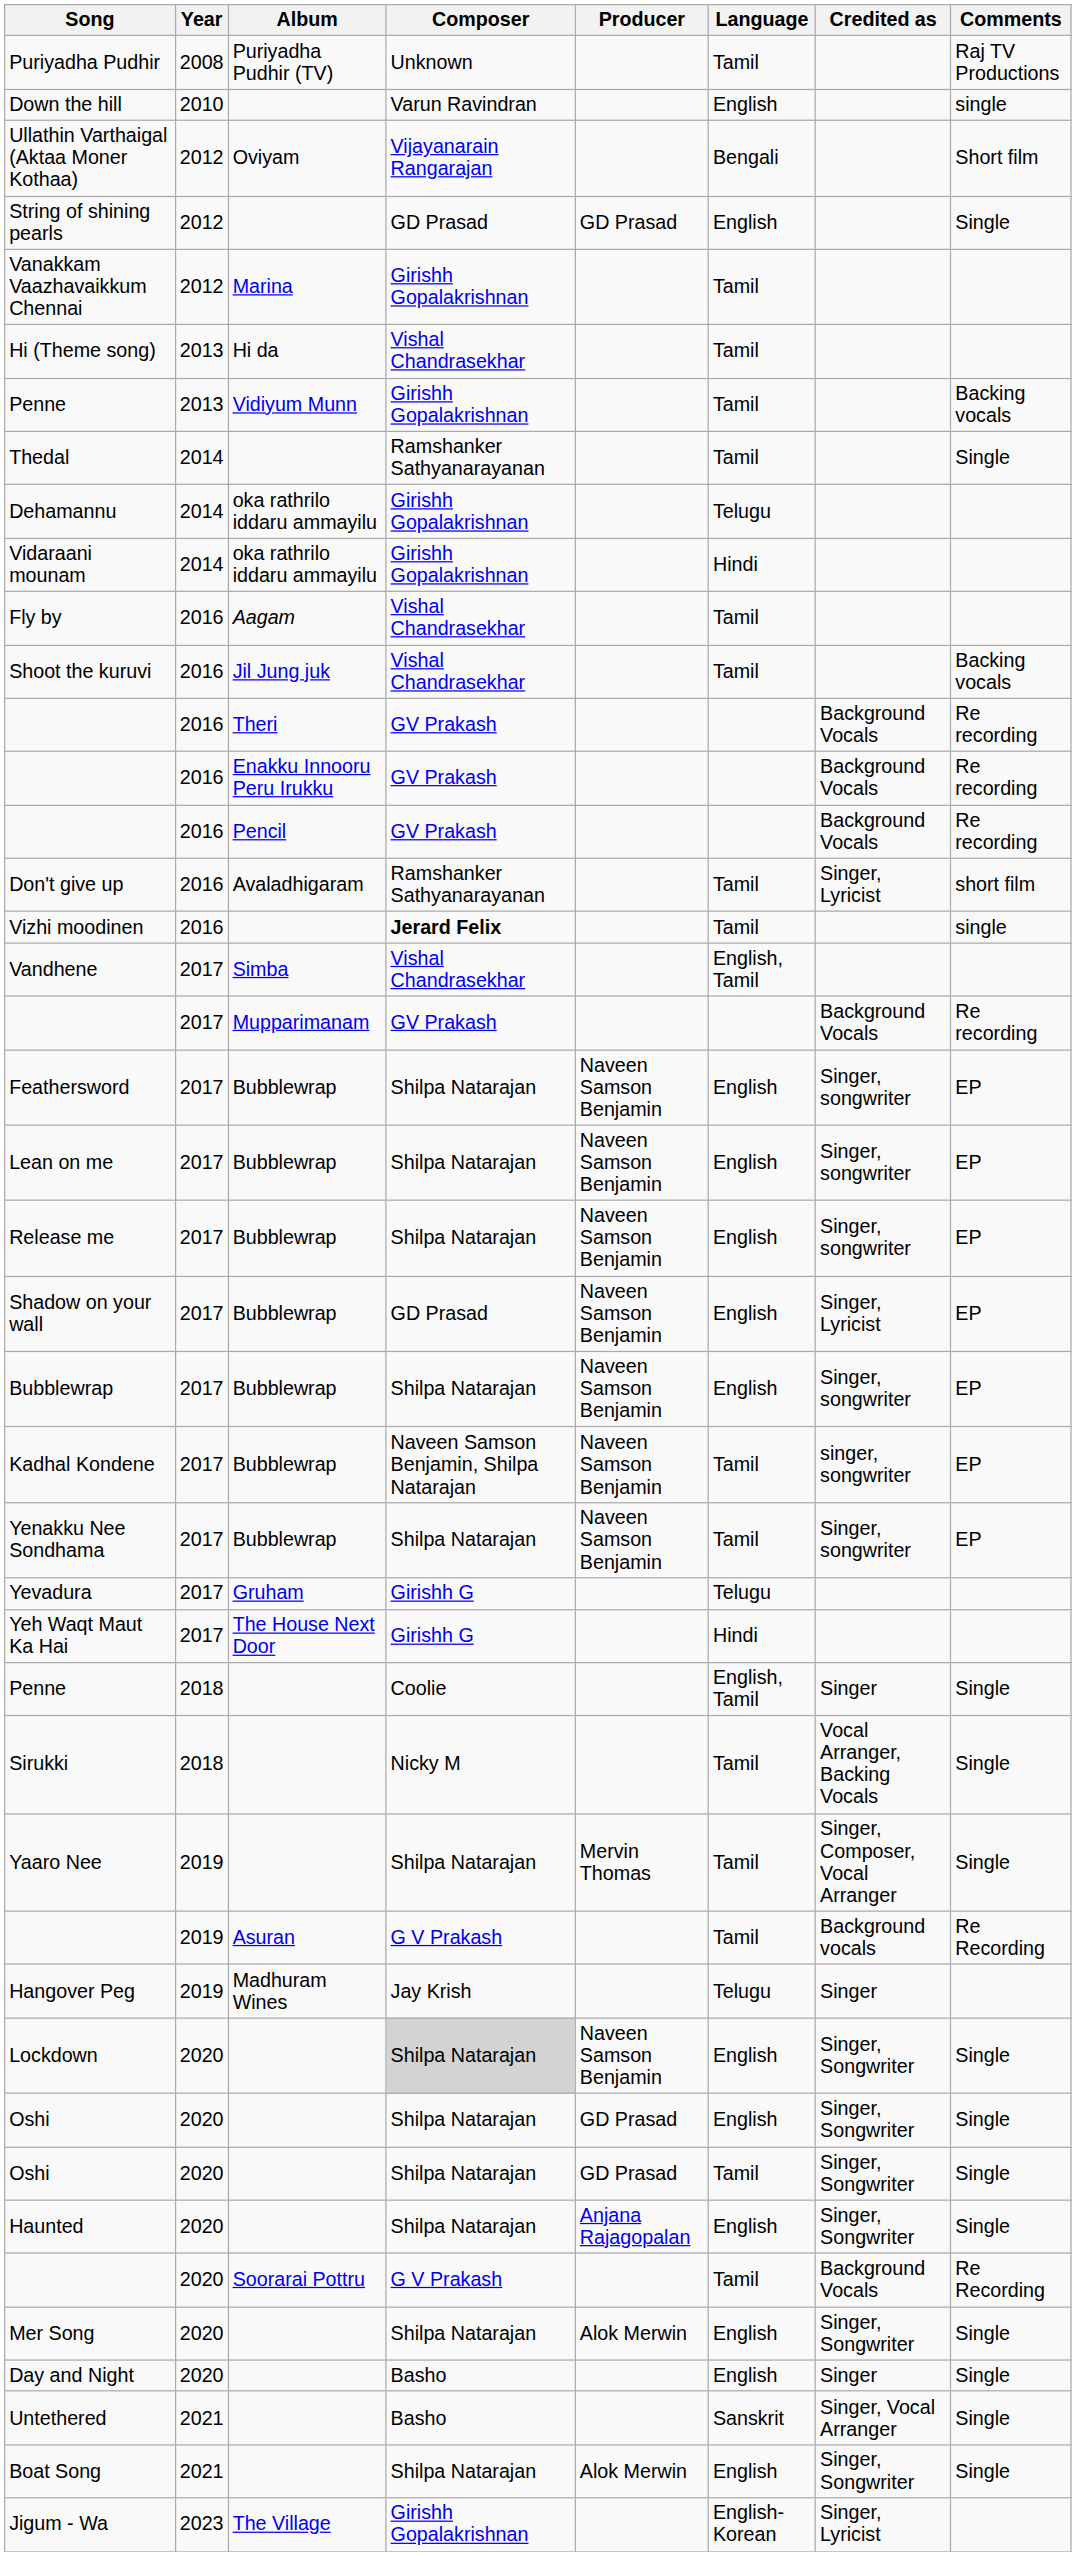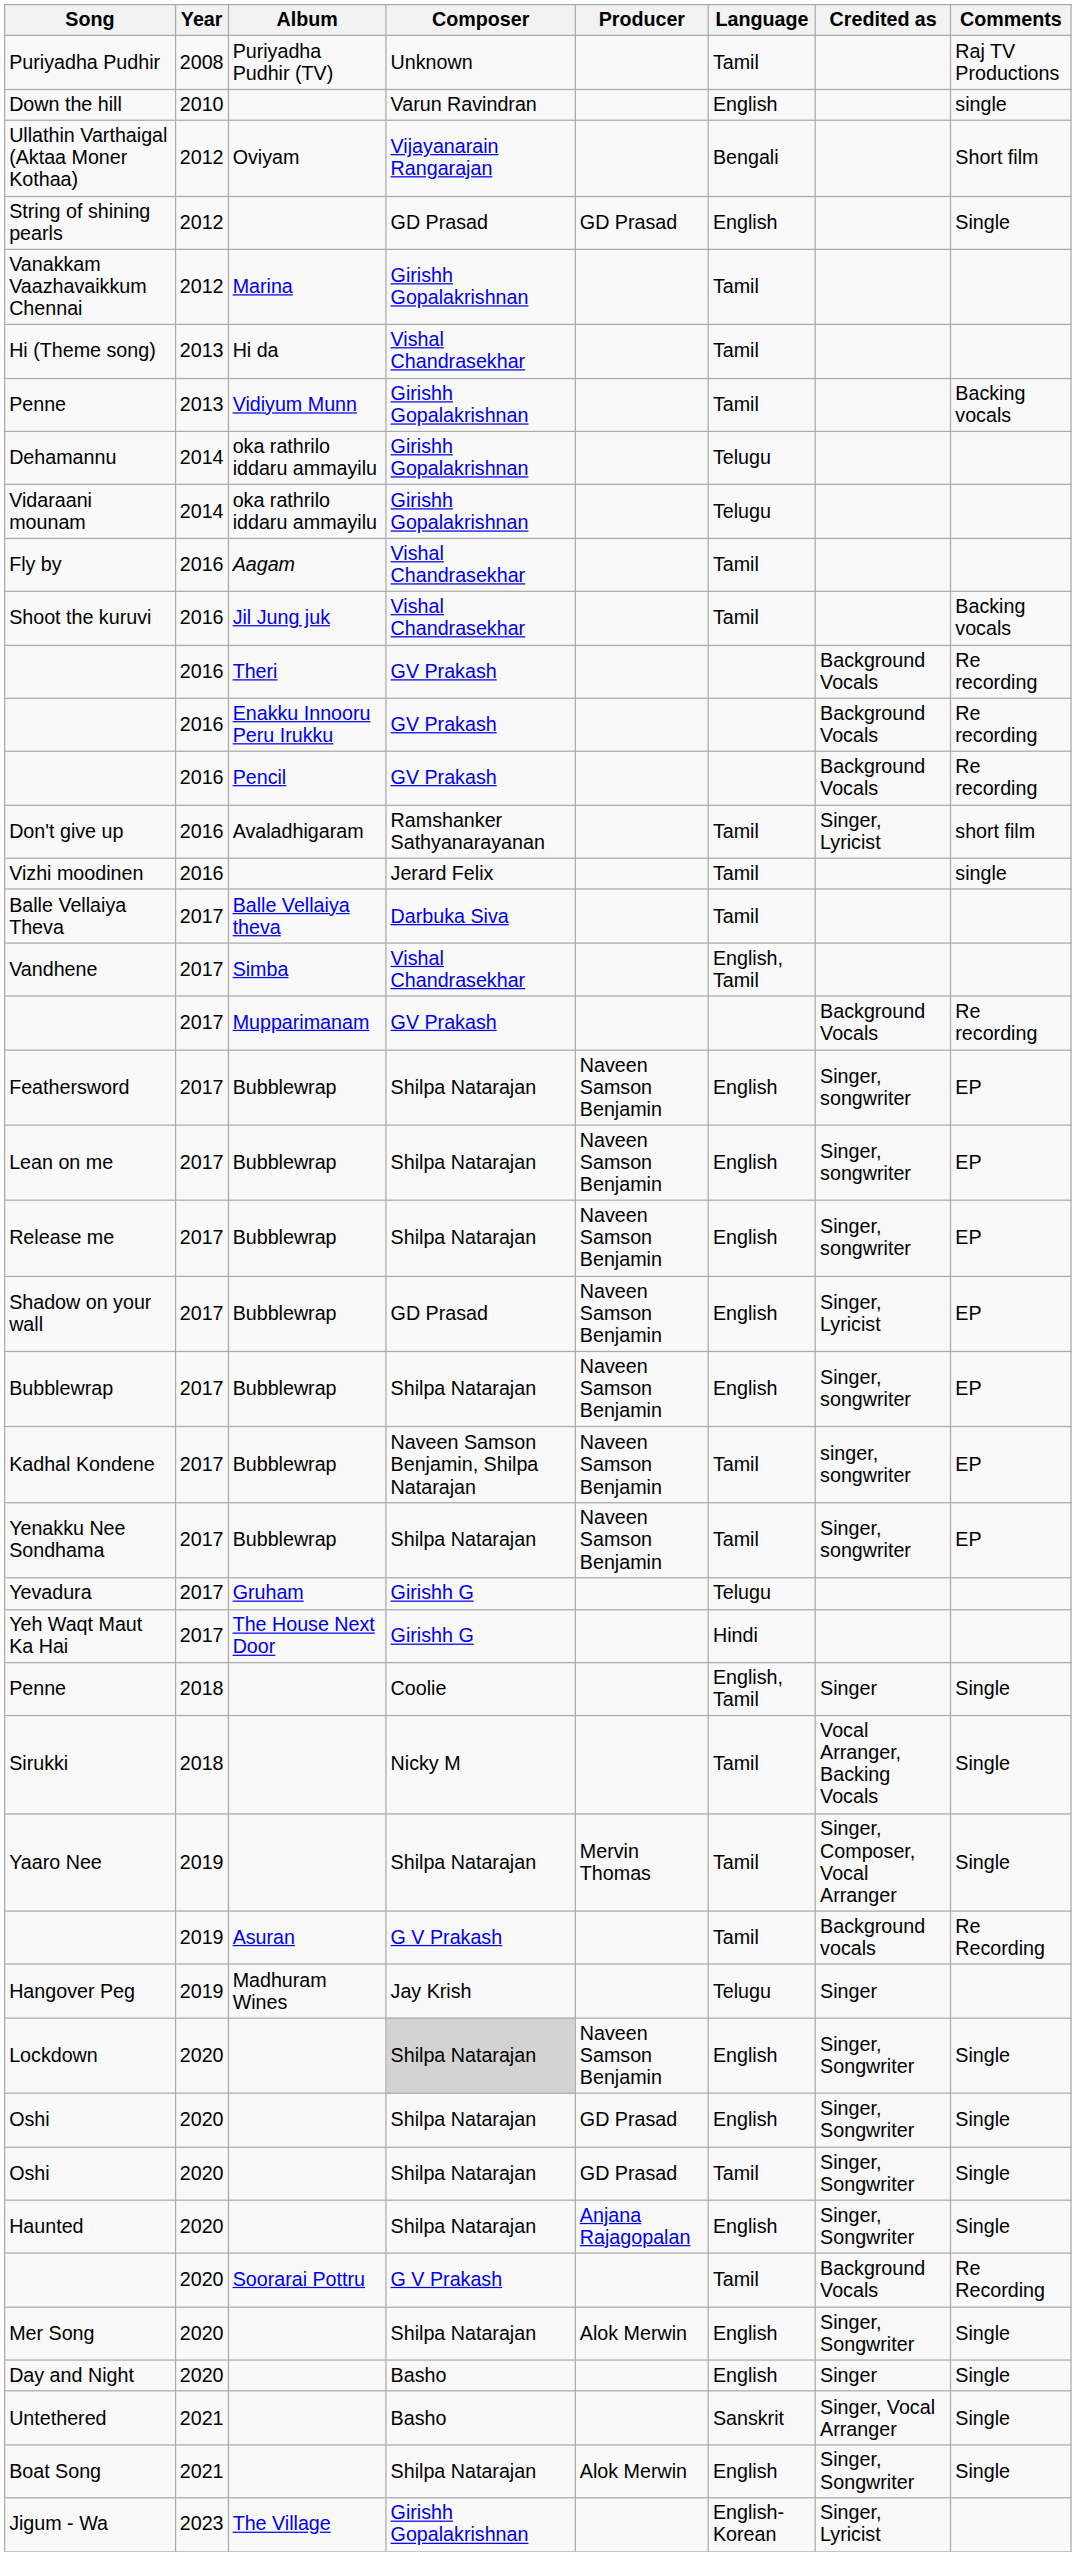- row: (39, 457)
(735, 564) Hindi -> (742, 511) Telugu
(446, 927) bold -> (442, 873) normal
+ row: (68, 916)
